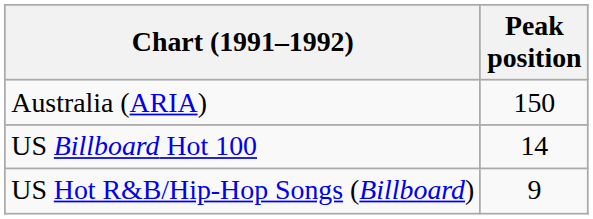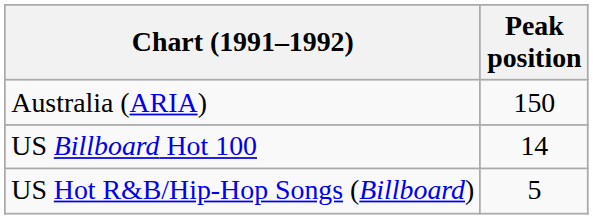(534, 190) 9 -> (534, 190) 5
